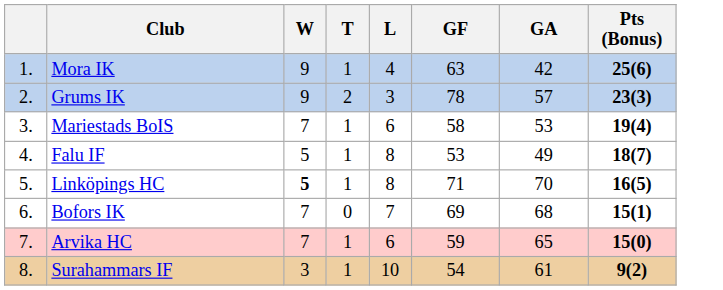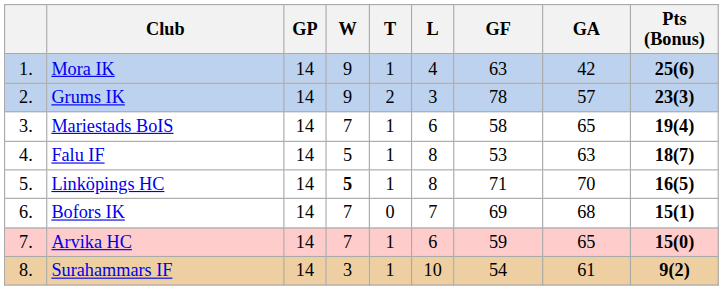+ column: (305, 29)
(544, 126) 53 -> (586, 126) 65
(544, 155) 49 -> (586, 155) 63
